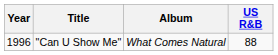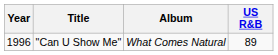(251, 42) 88 -> (251, 42) 89
